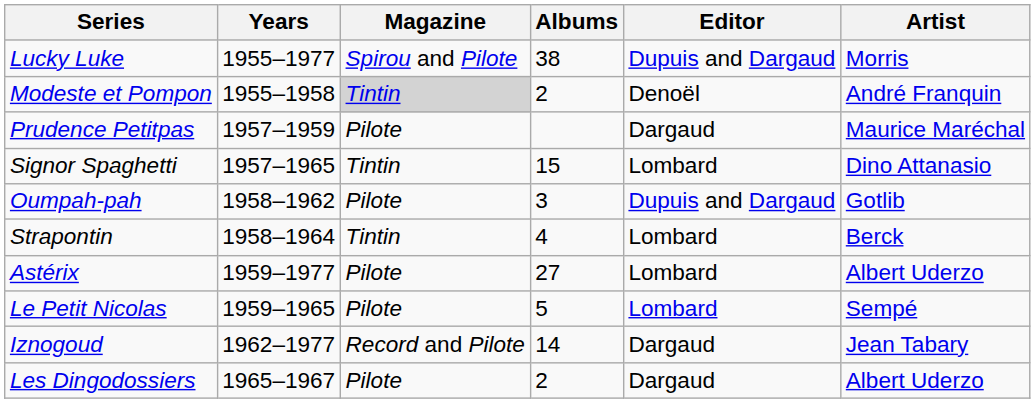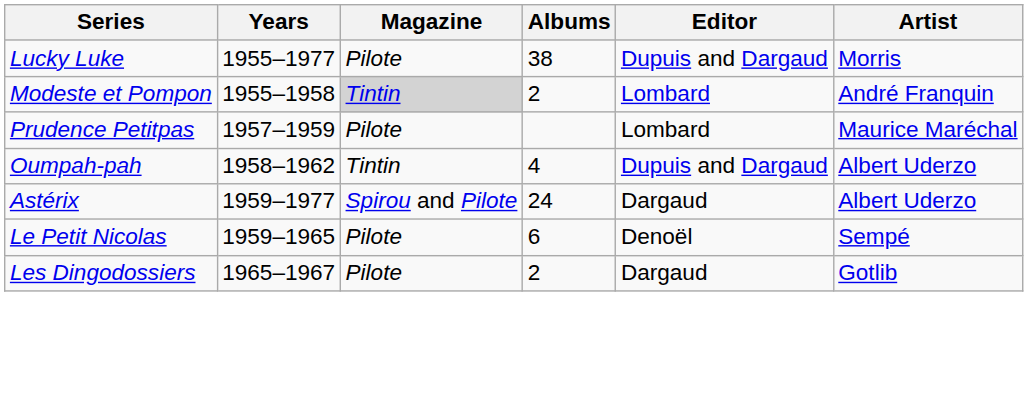(431, 58) Spirou and Pilote -> (374, 58) Pilote
(664, 93) Denoël -> (665, 93) Lombard
(672, 129) Dargaud -> (665, 129) Lombard
- row: (93, 165)
(374, 201) Pilote -> (373, 165) Tintin
(542, 201) 3 -> (534, 165) 4
(875, 201) Gotlib -> (907, 165) Albert Uderzo
- row: (61, 237)
(374, 272) Pilote -> (431, 201) Spirou and Pilote
(548, 272) 27 -> (540, 201) 24
(673, 272) Lombard -> (664, 201) Dargaud
(542, 308) 5 -> (534, 237) 6
(673, 308) Lombard -> (657, 237) Denoël
- row: (56, 344)
(915, 380) Albert Uderzo -> (868, 272) Gotlib
